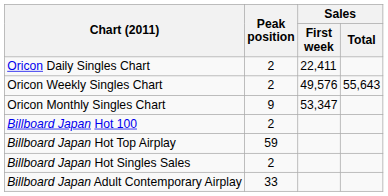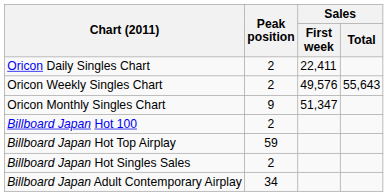(319, 104) 53,347 -> (319, 104) 51,347
(271, 182) 33 -> (271, 182) 34
